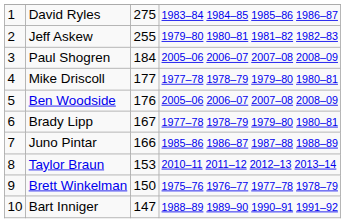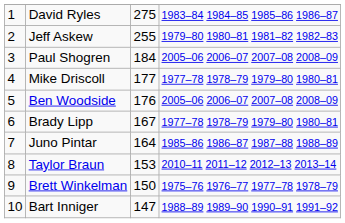(145, 143) 166 -> (145, 143) 164
